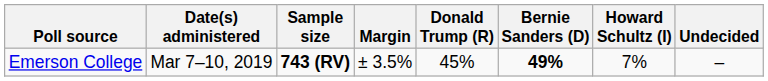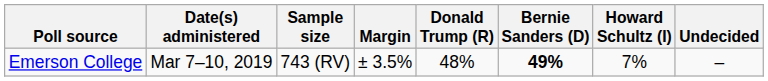(315, 63) bold -> (315, 63) normal
(457, 63) 45% -> (457, 63) 48%
